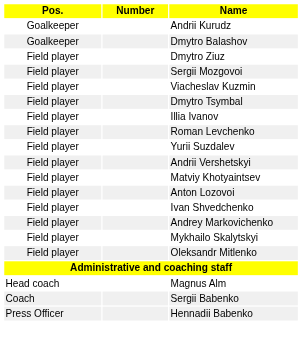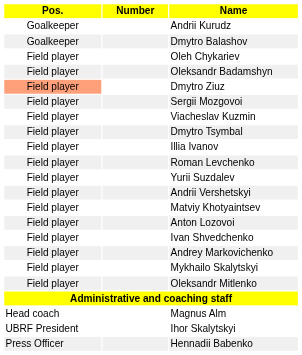+ row: (205, 56)
+ row: (222, 71)
(53, 56) no background -> (53, 86) lightsalmon background
- row: (205, 298)
+ row: (203, 328)
